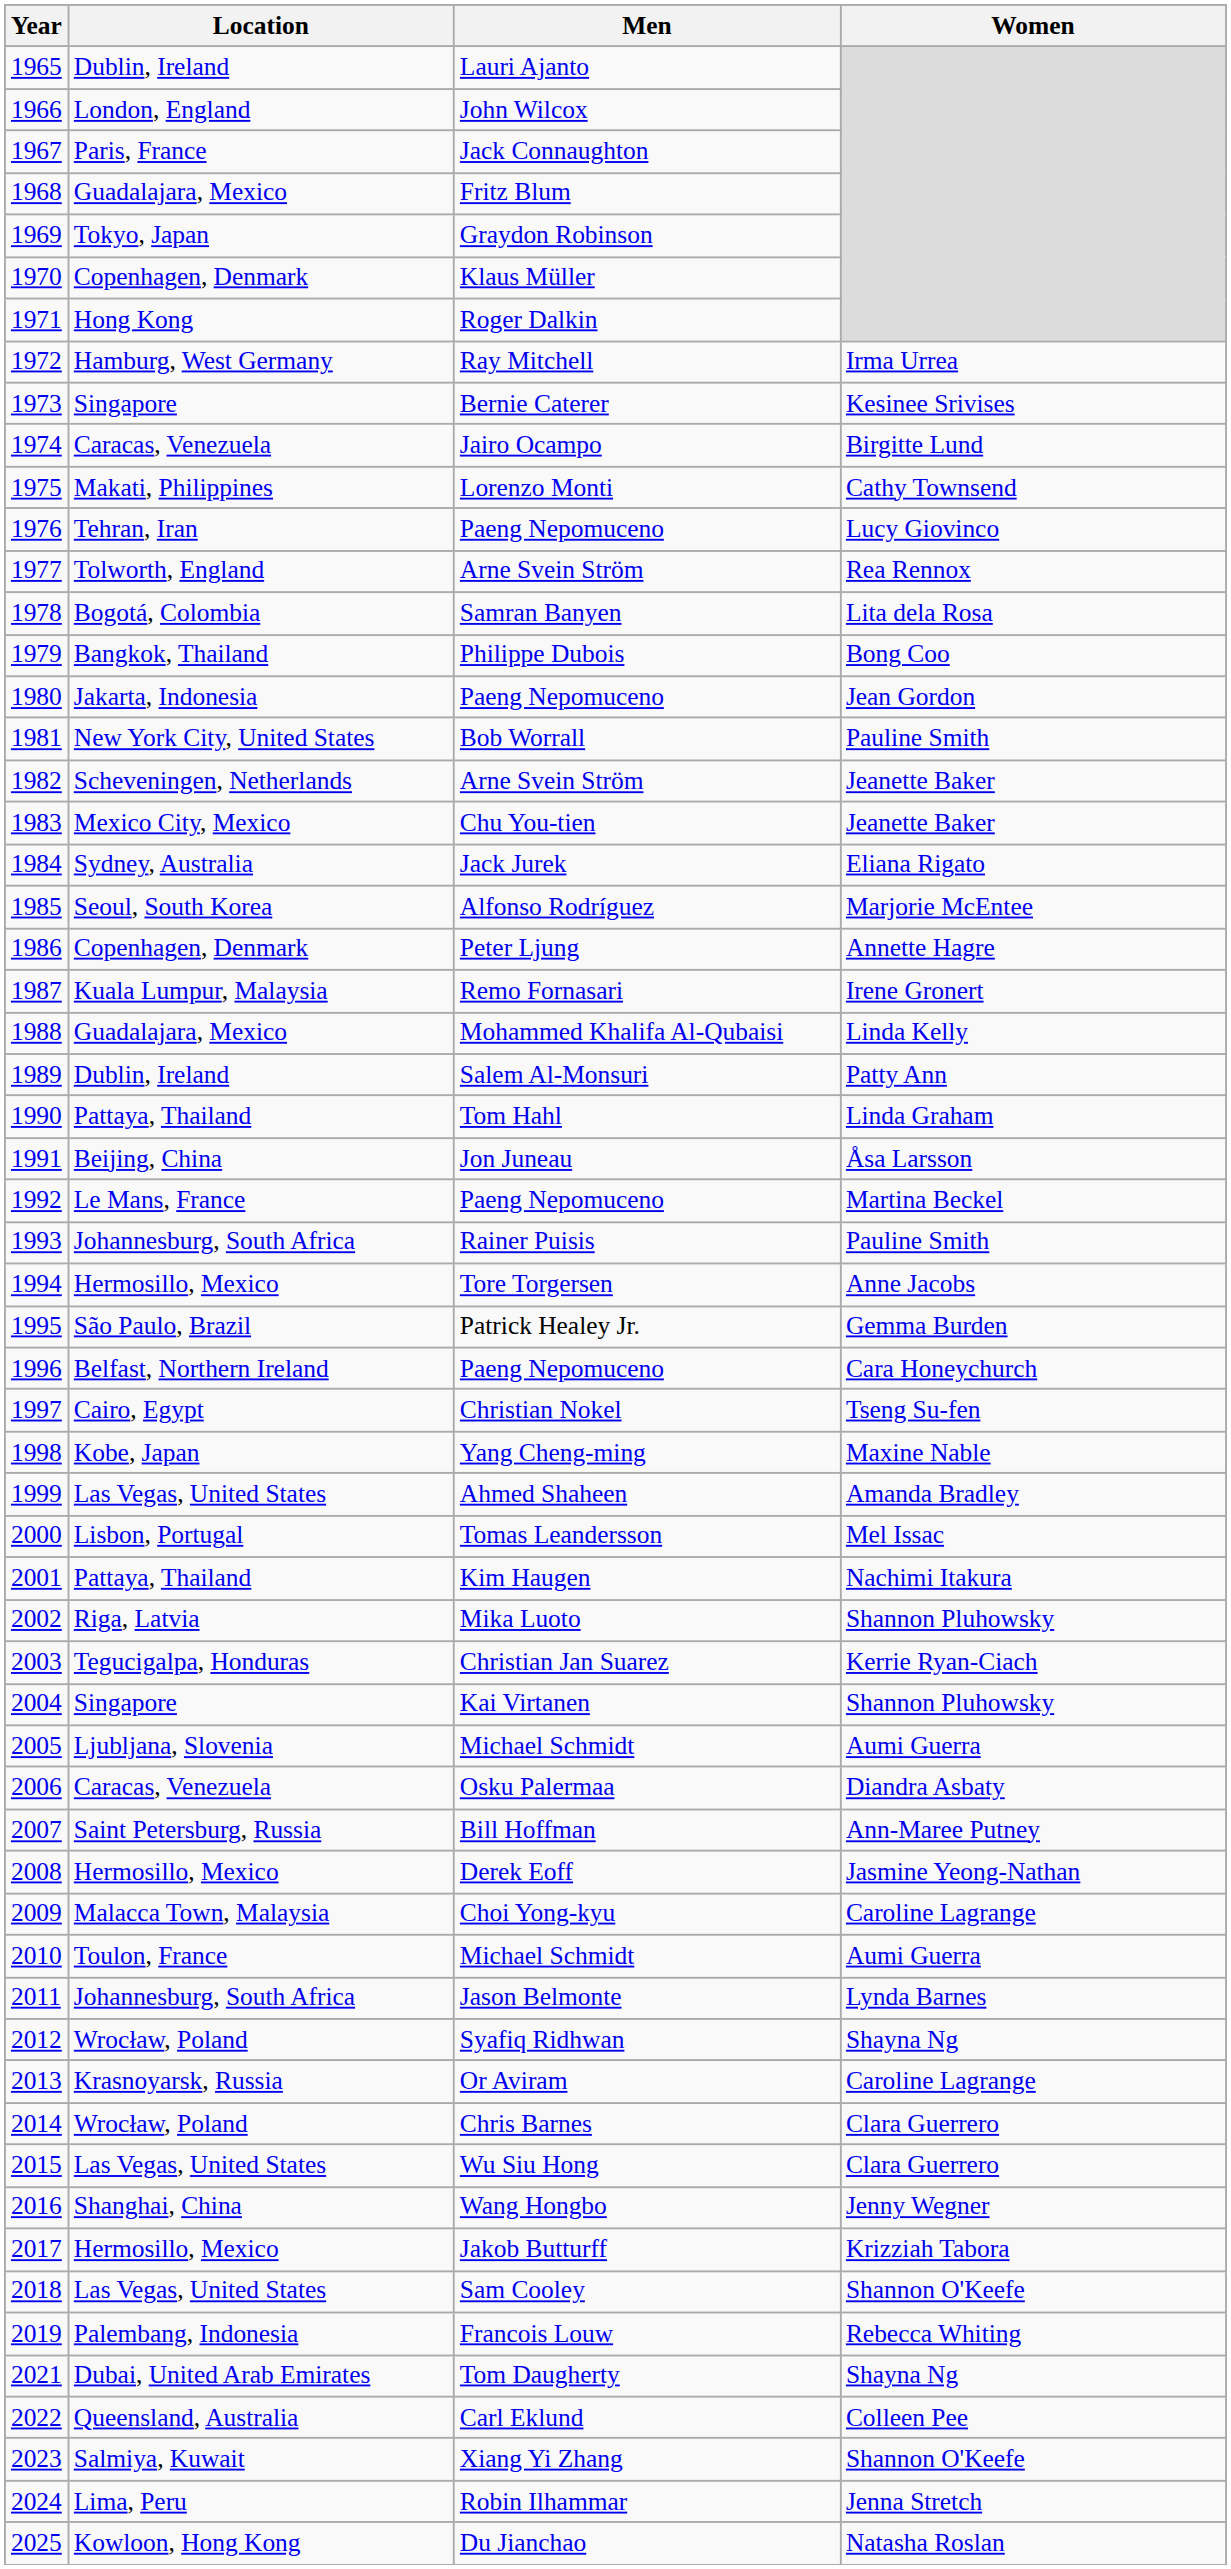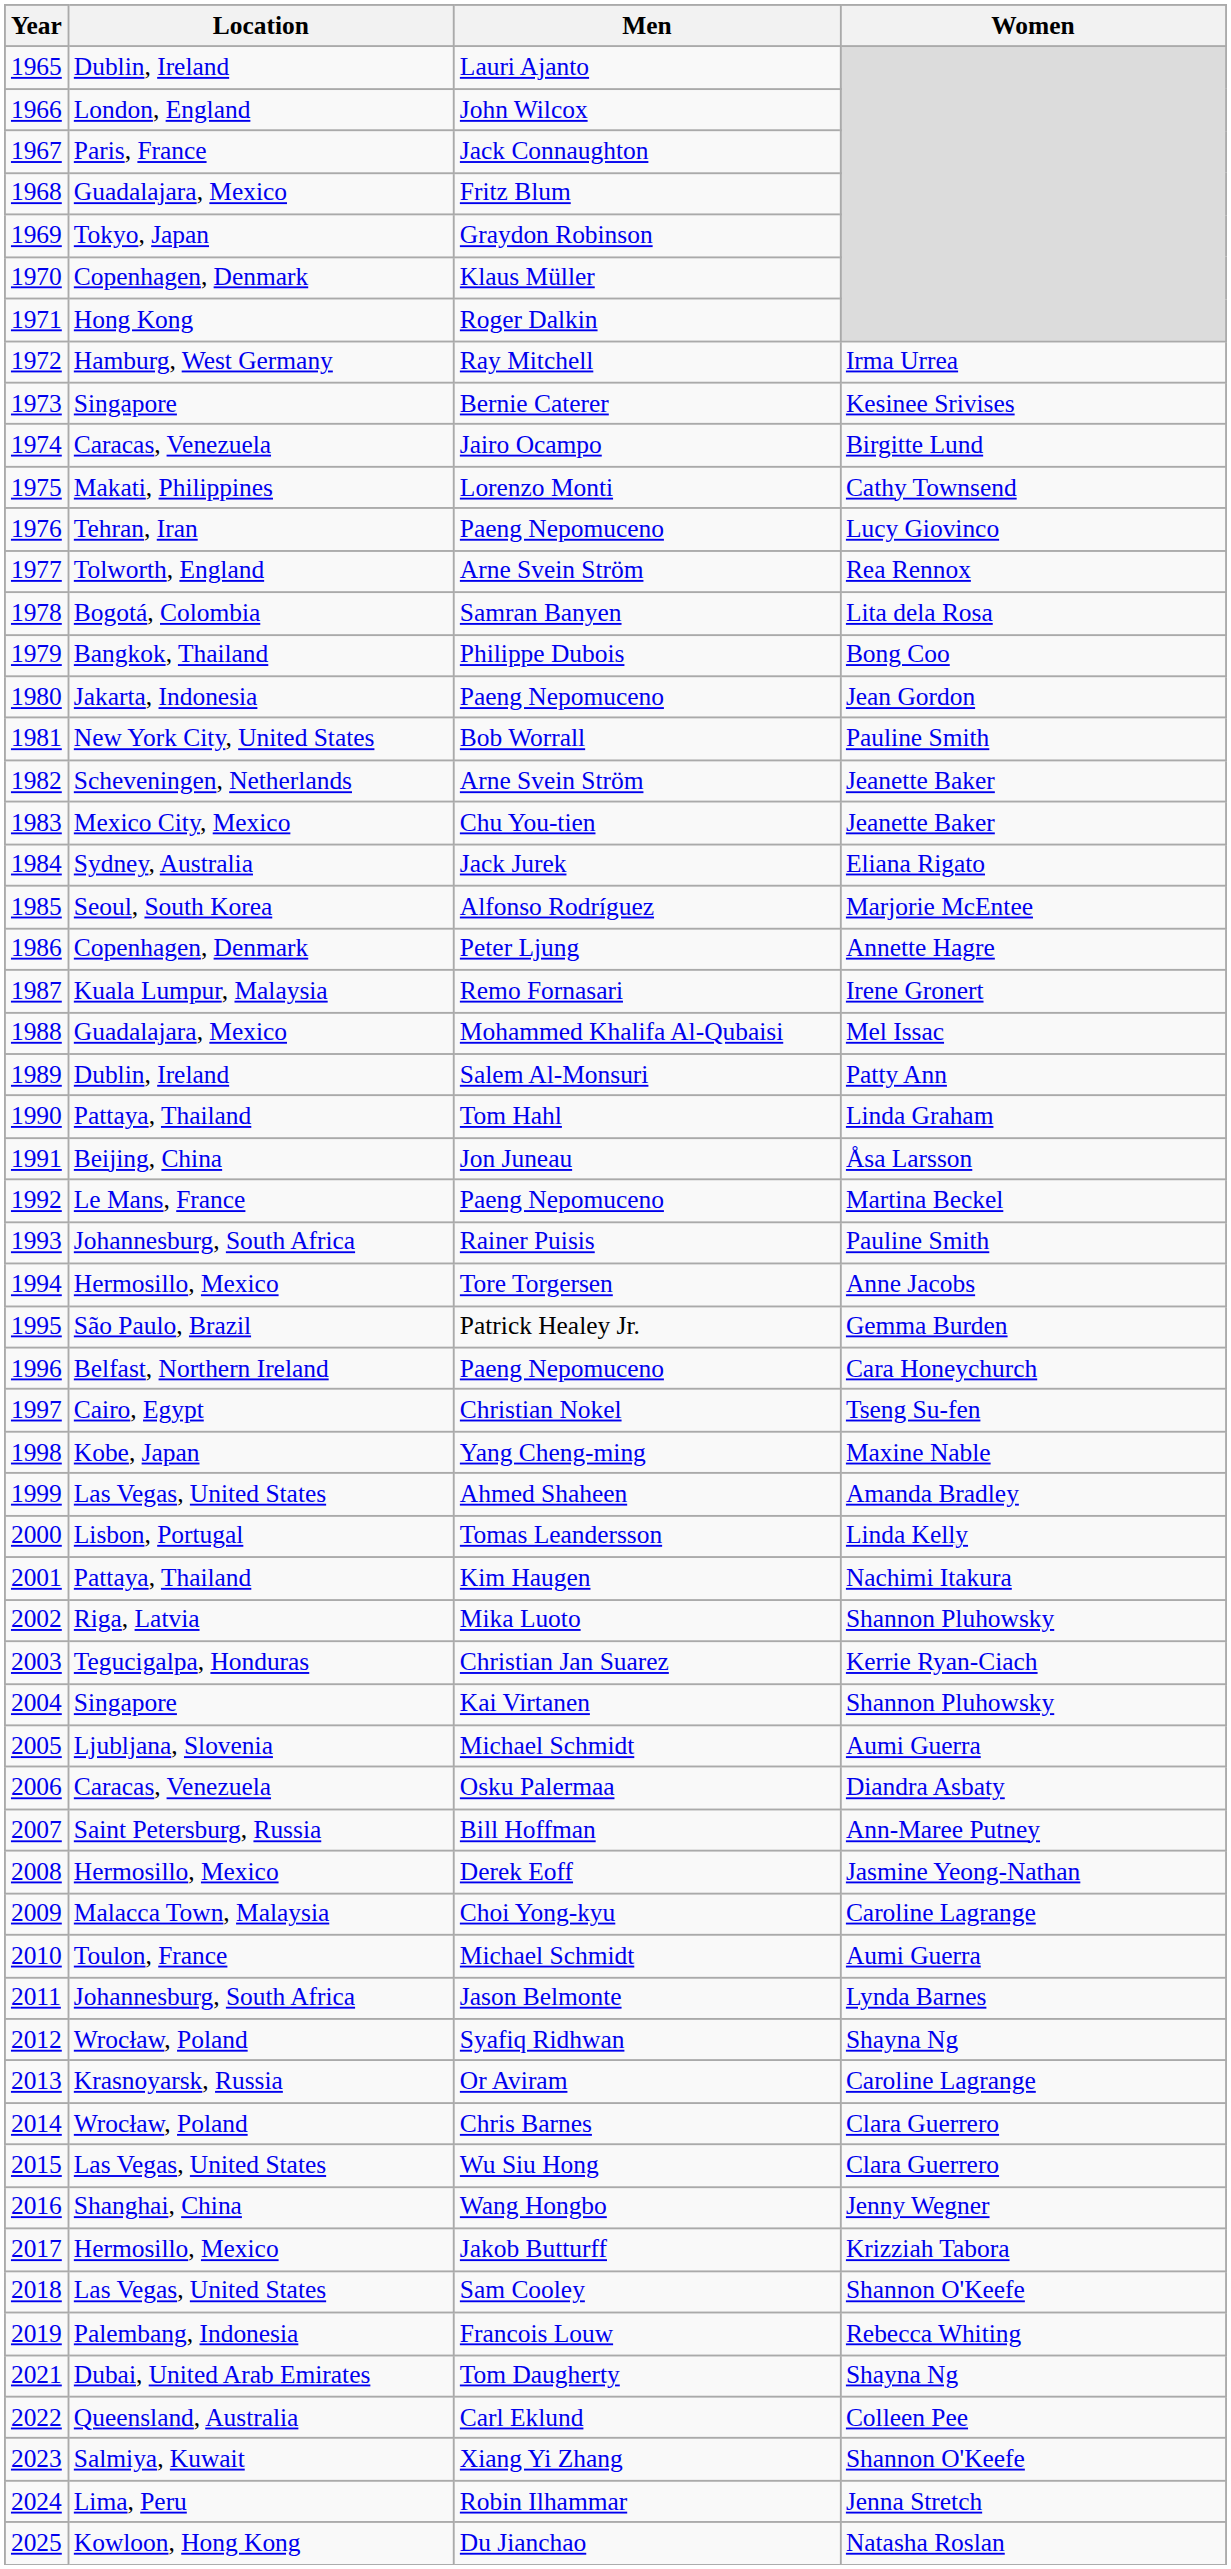(907, 1032) Linda Kelly -> (895, 1032) Mel Issac
(895, 1535) Mel Issac -> (907, 1535) Linda Kelly
